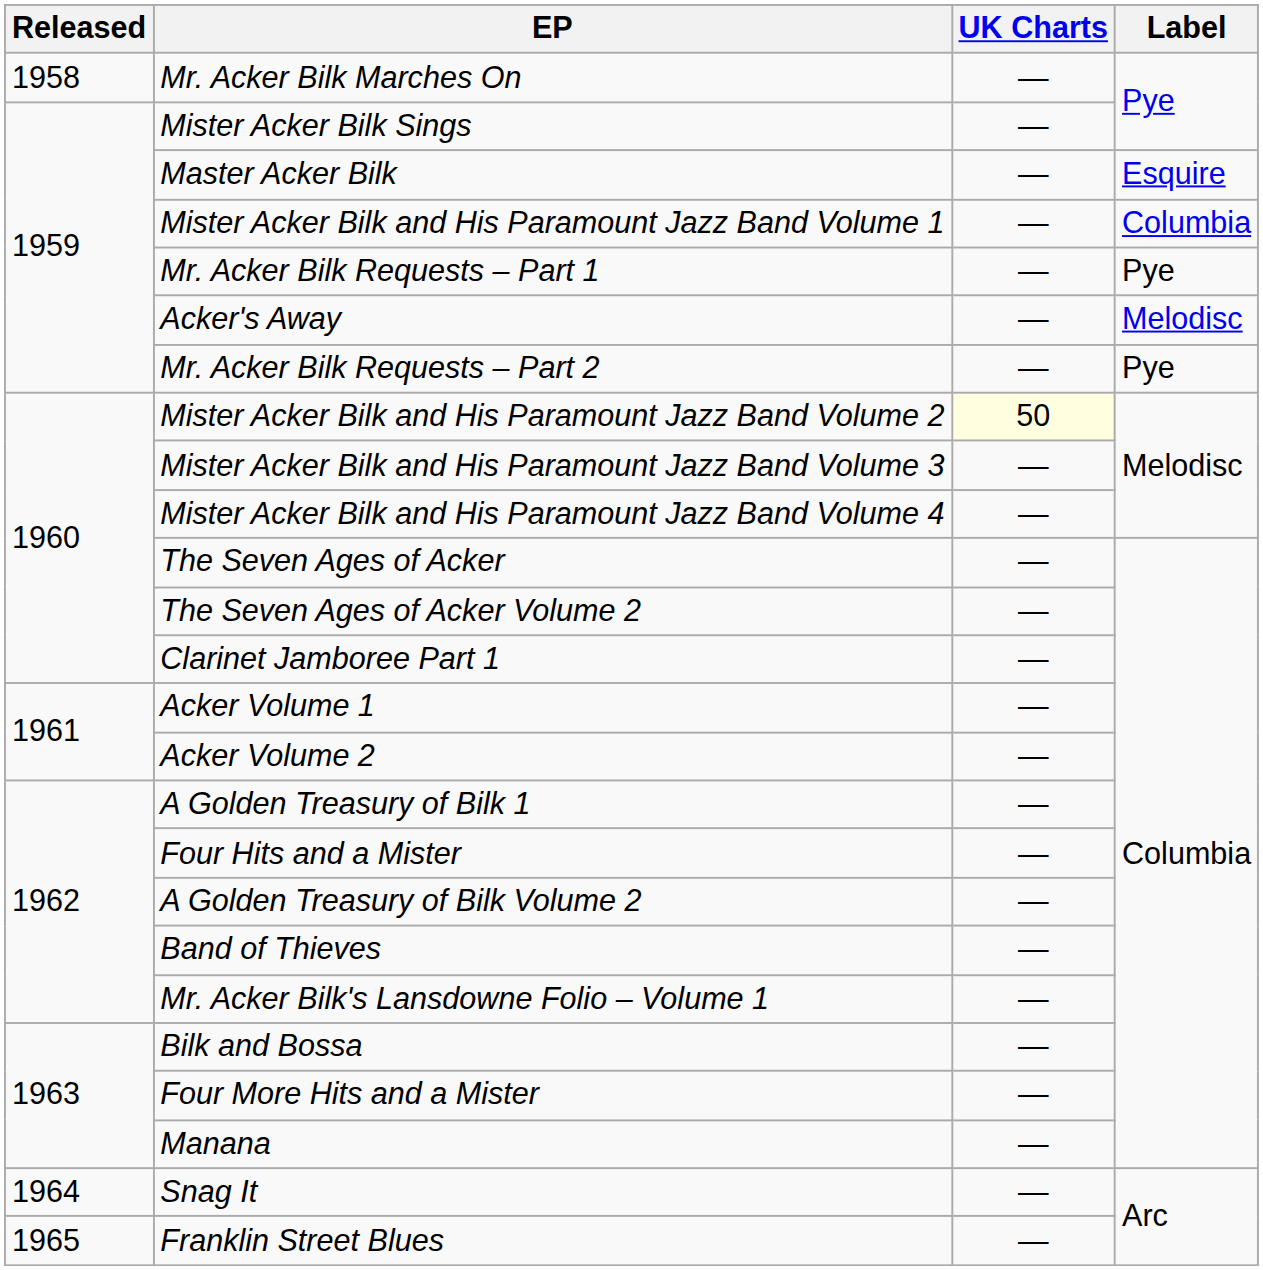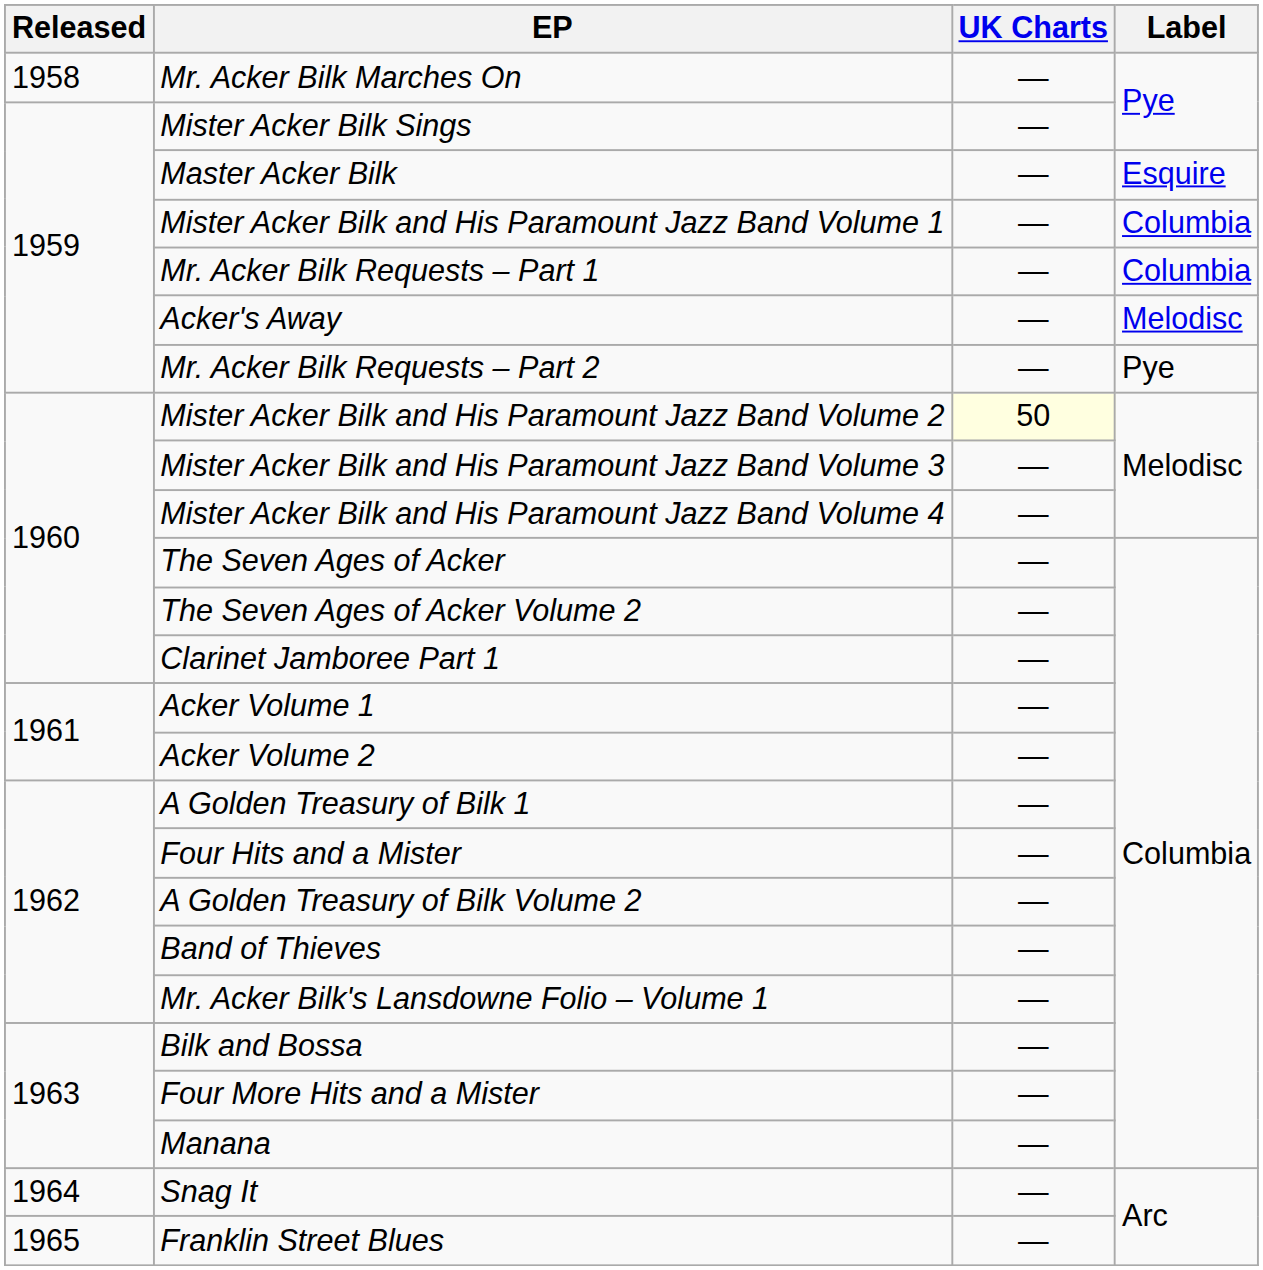(1148, 271) Pye -> (1187, 271) Columbia
